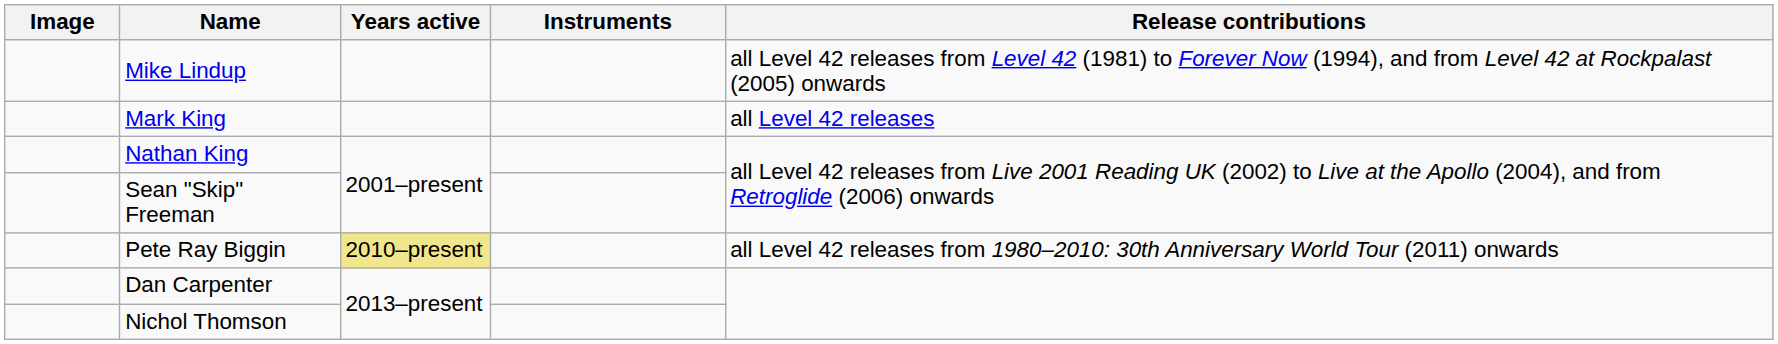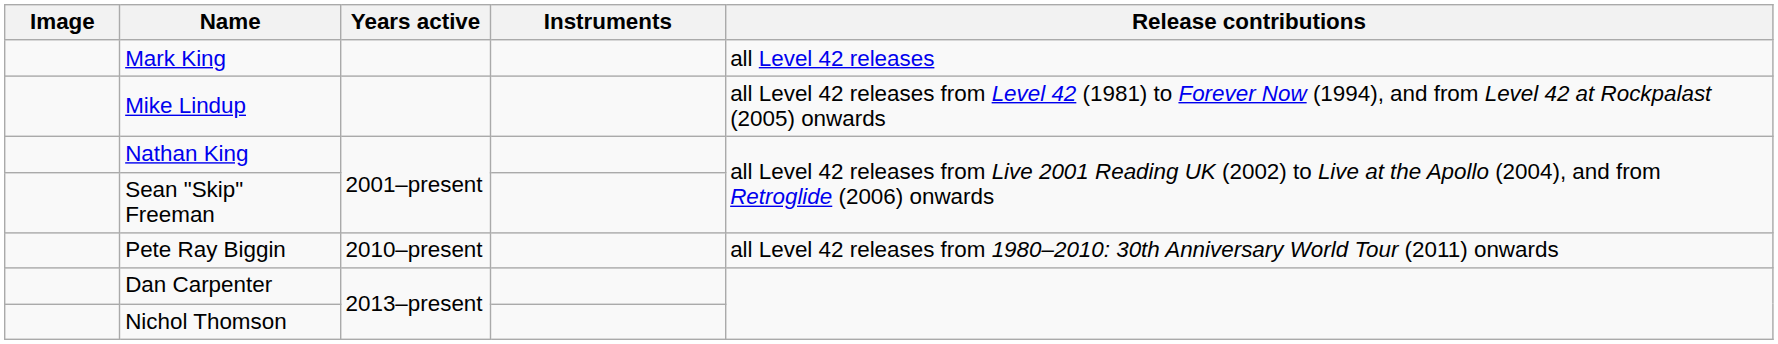rows swapped: (176, 118) <-> (186, 70)
(414, 250) khaki background -> (414, 250) no background
